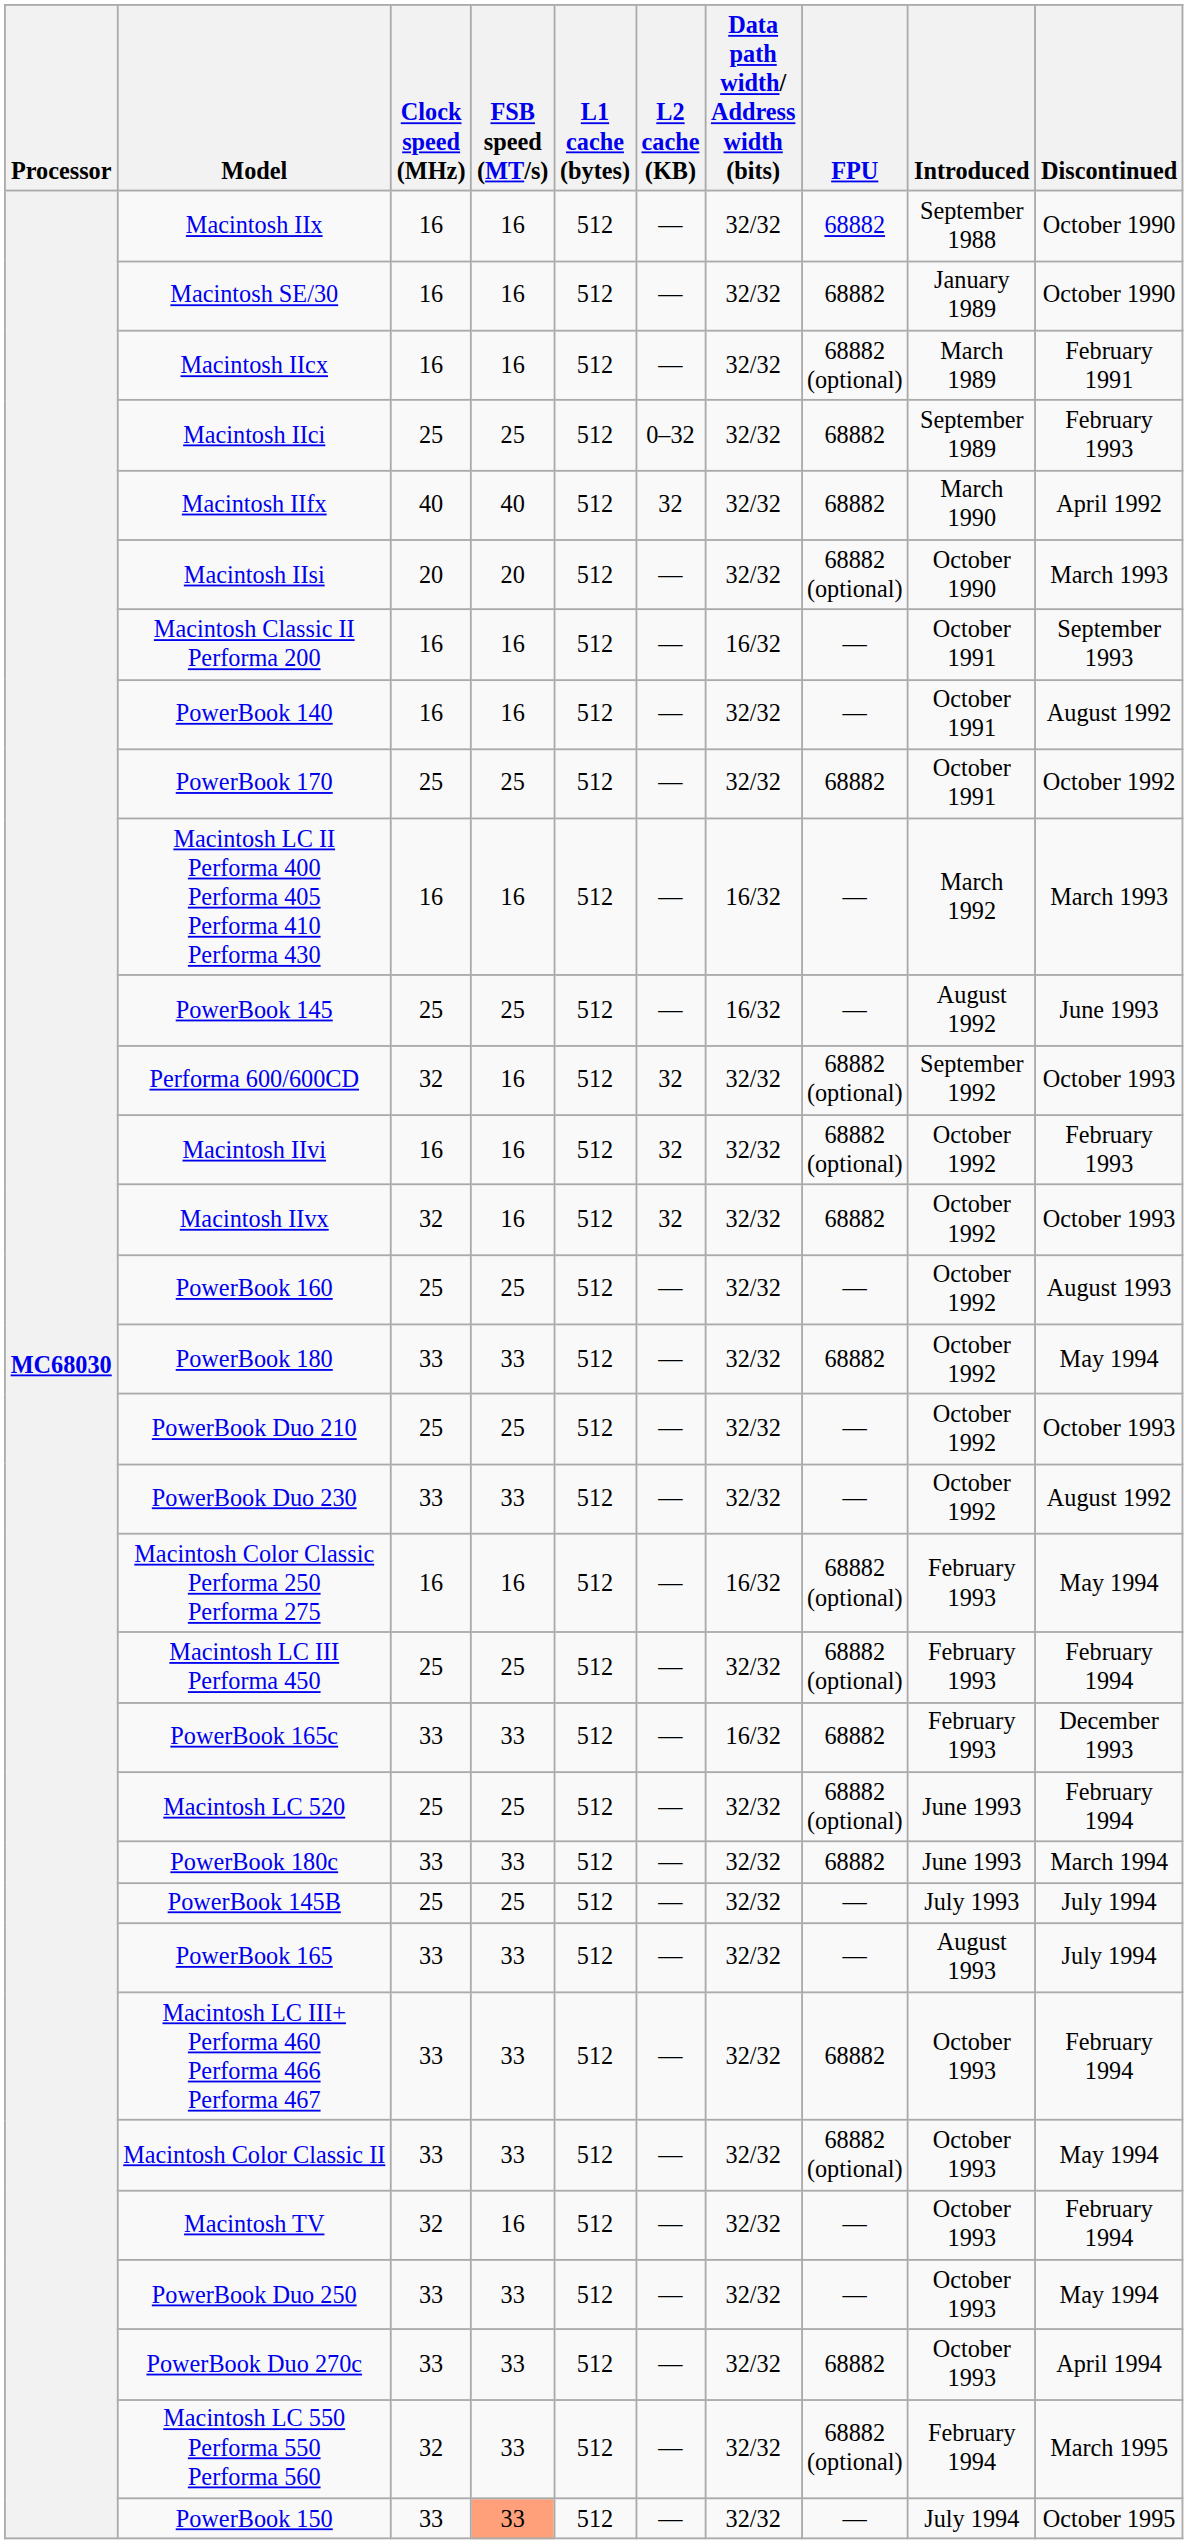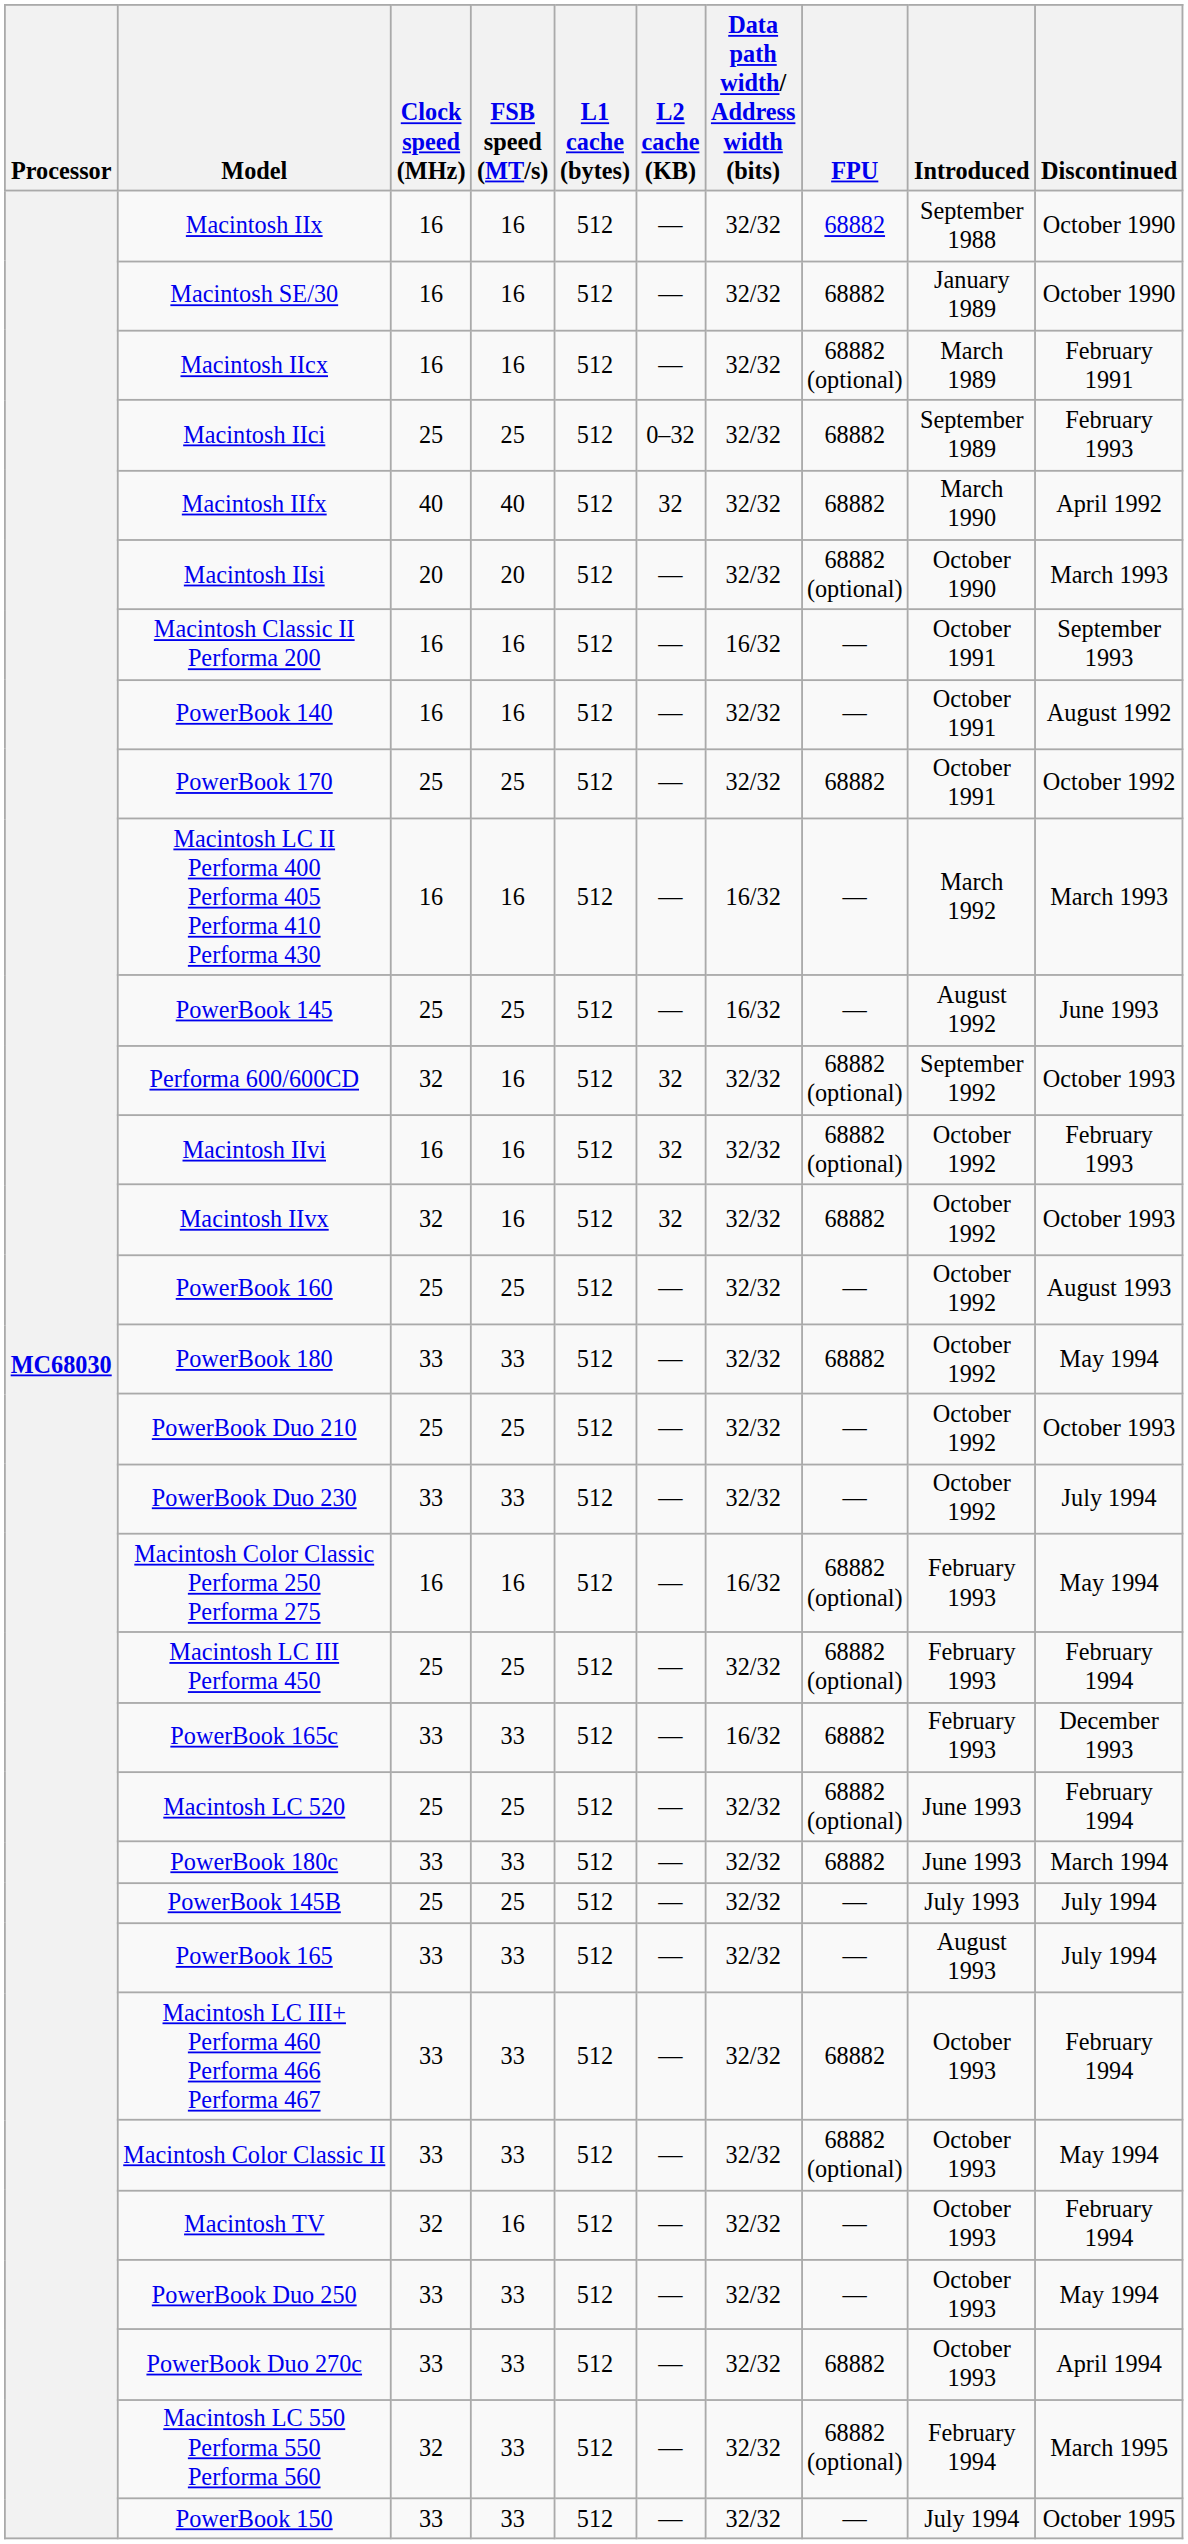(1109, 1498) August 1992 -> (1109, 1498) July 1994
(513, 2518) lightsalmon background -> (513, 2518) no background
